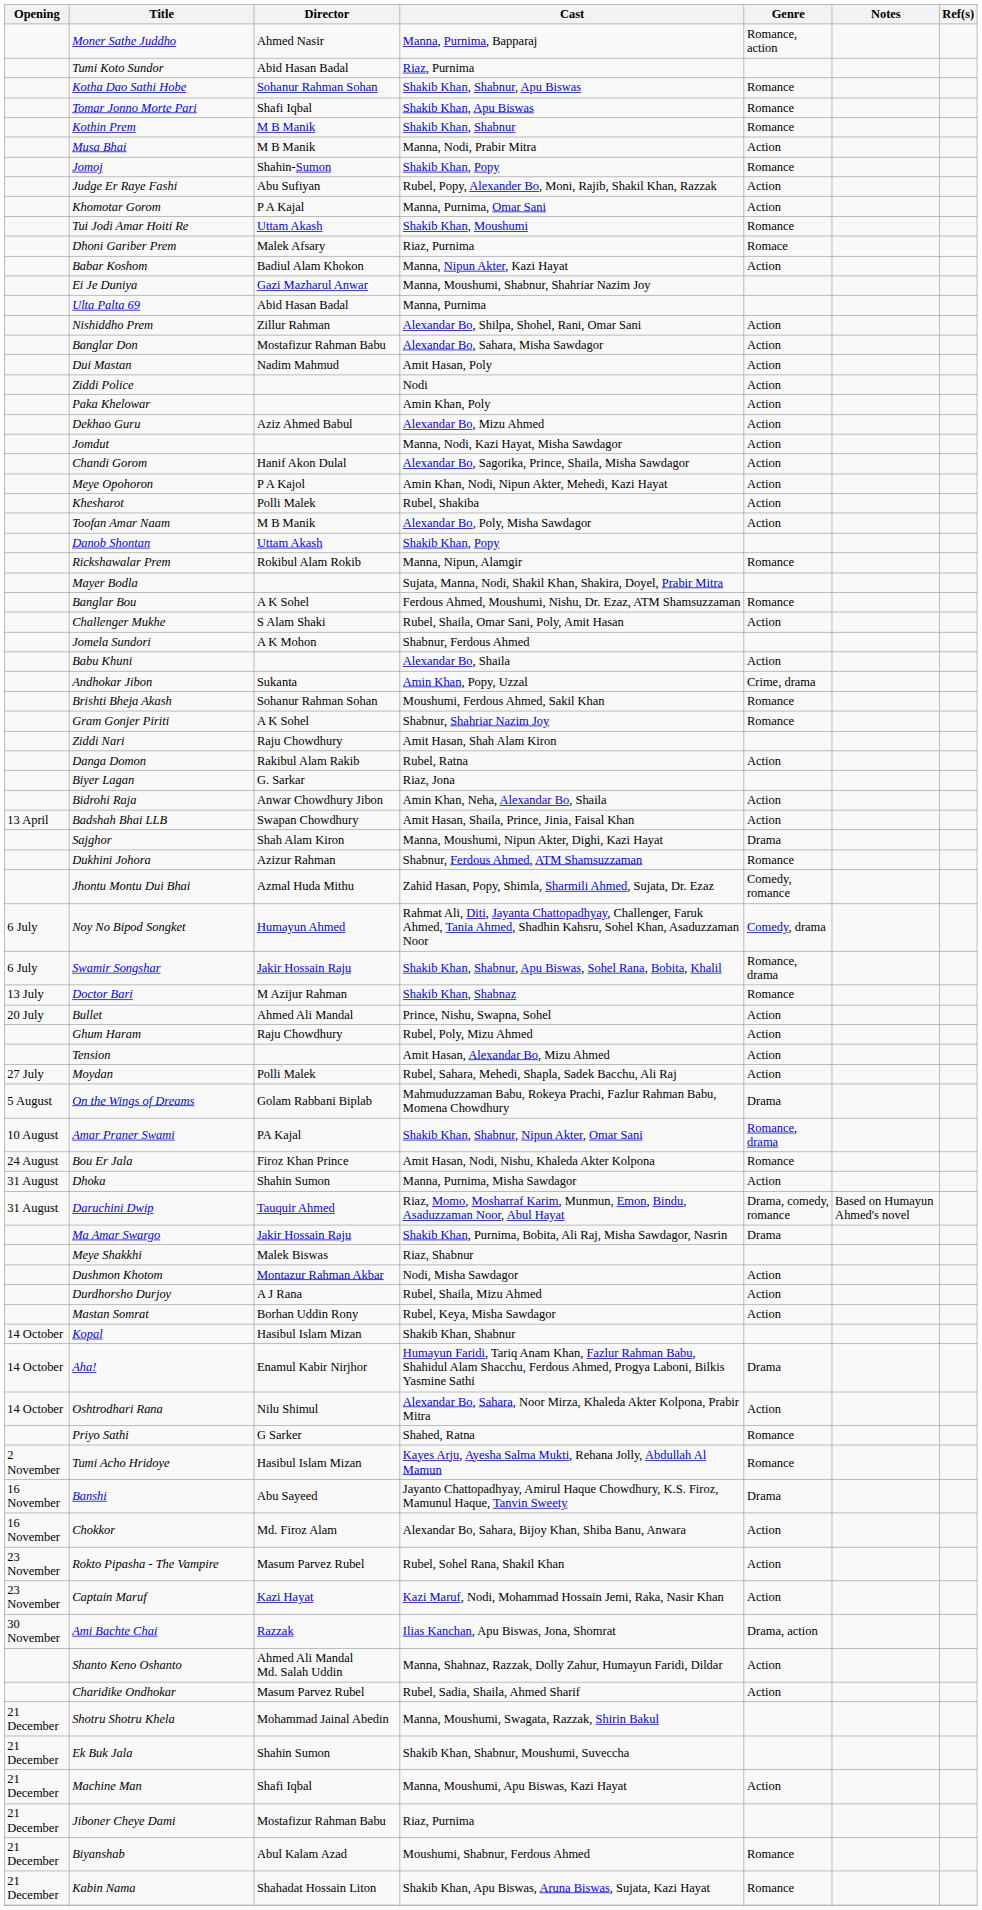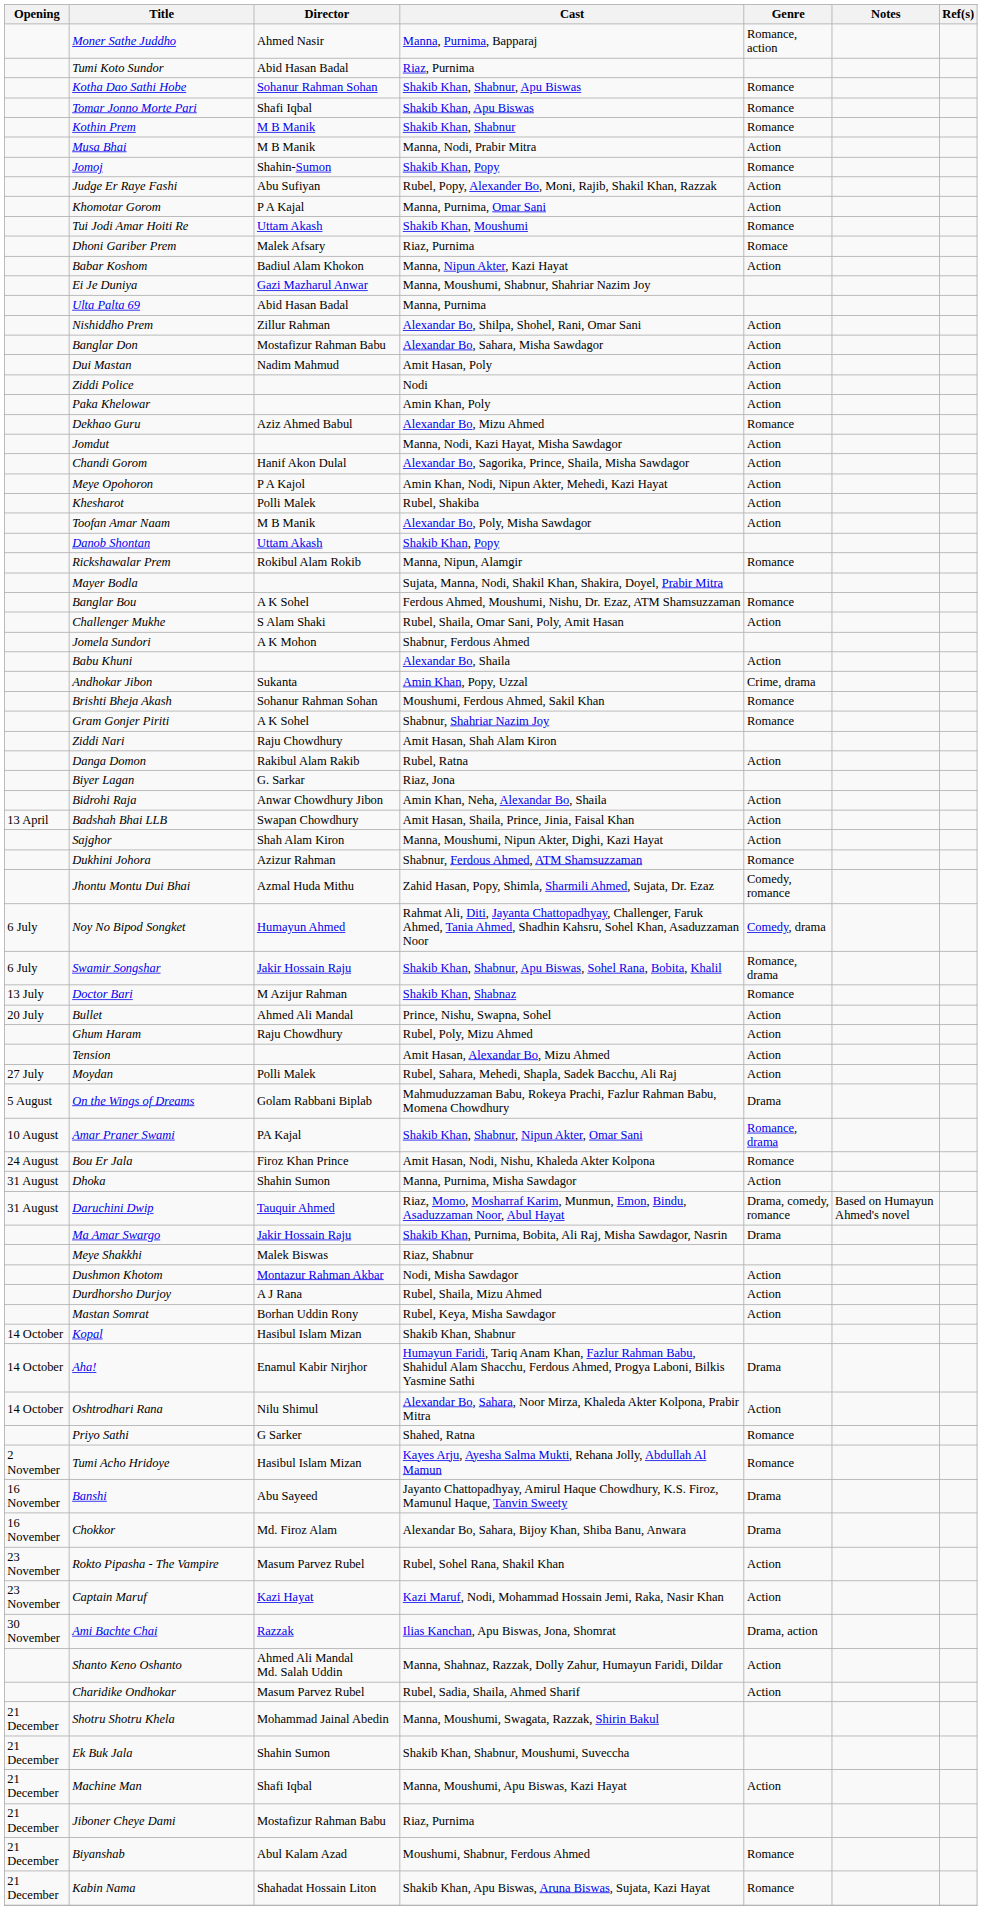(764, 424) Action -> (771, 424) Romance
(764, 839) Drama -> (764, 839) Action
(764, 1530) Action -> (764, 1530) Drama
